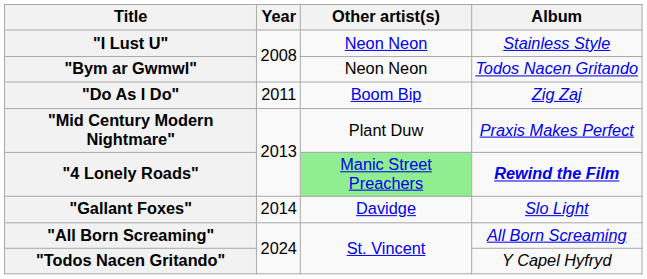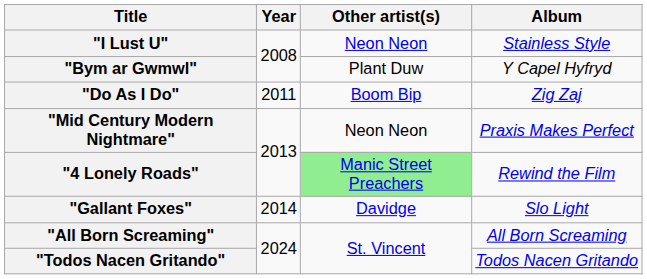(386, 69) Neon Neon -> (386, 69) Plant Duw
(557, 69) Todos Nacen Gritando -> (557, 69) Y Capel Hyfryd
(386, 130) Plant Duw -> (386, 130) Neon Neon
(557, 174) bold -> (557, 174) normal
(557, 261) Y Capel Hyfryd -> (557, 261) Todos Nacen Gritando
